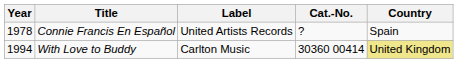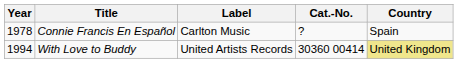(237, 31) United Artists Records -> (215, 31) Carlton Music
(215, 49) Carlton Music -> (237, 49) United Artists Records
